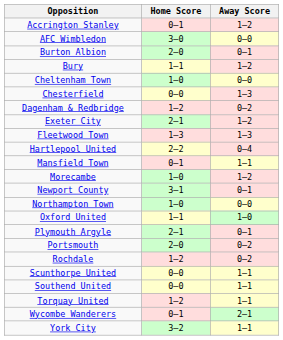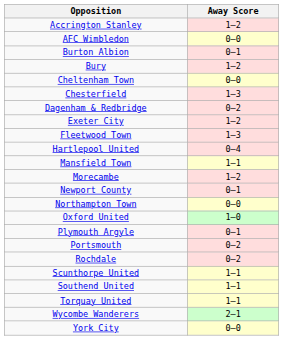- column: (176, 11)
(245, 328) 1–1 -> (233, 328) 0–0
